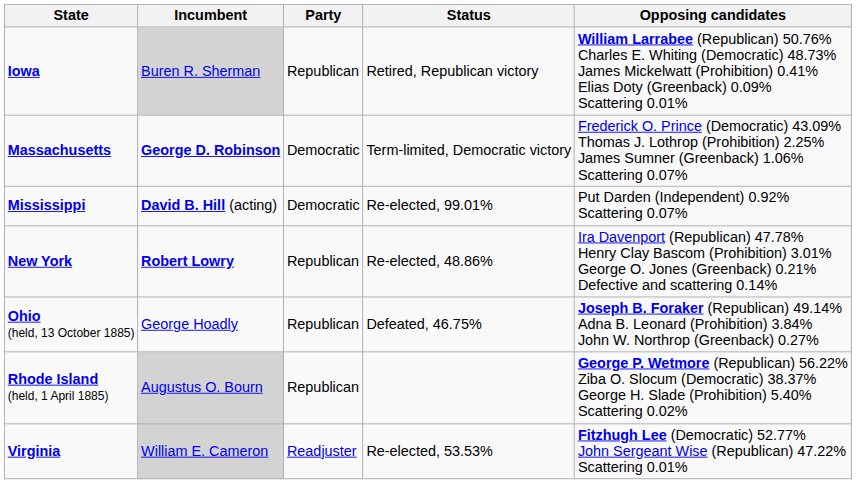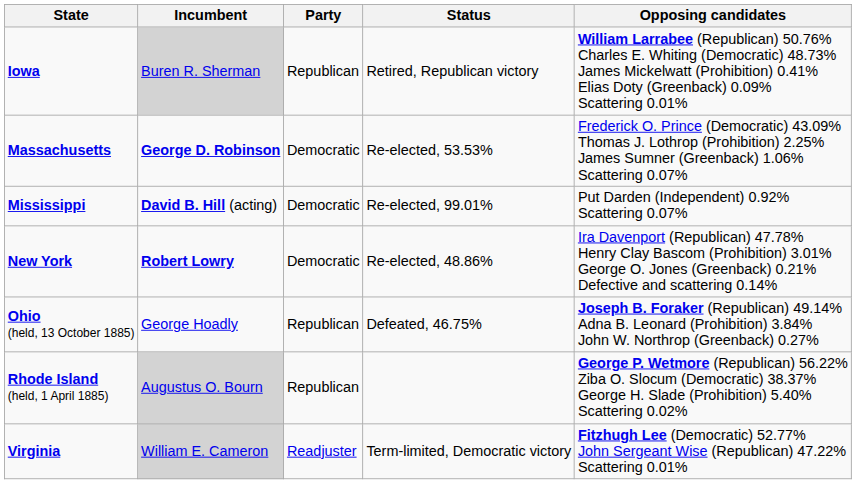(469, 150) Term-limited, Democratic victory -> (430, 150) Re-elected, 53.53%
(323, 261) Republican -> (323, 261) Democratic
(430, 451) Re-elected, 53.53% -> (469, 451) Term-limited, Democratic victory
